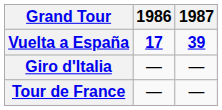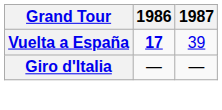(197, 42) bold -> (197, 42) normal
- row: (69, 92)
